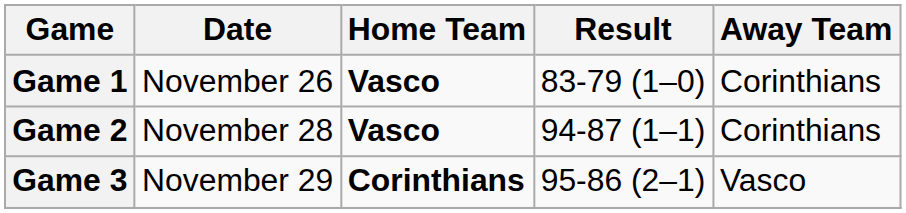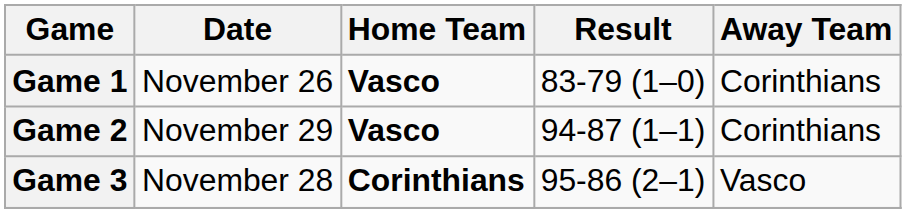(238, 130) November 28 -> (238, 130) November 29
(238, 181) November 29 -> (238, 181) November 28
